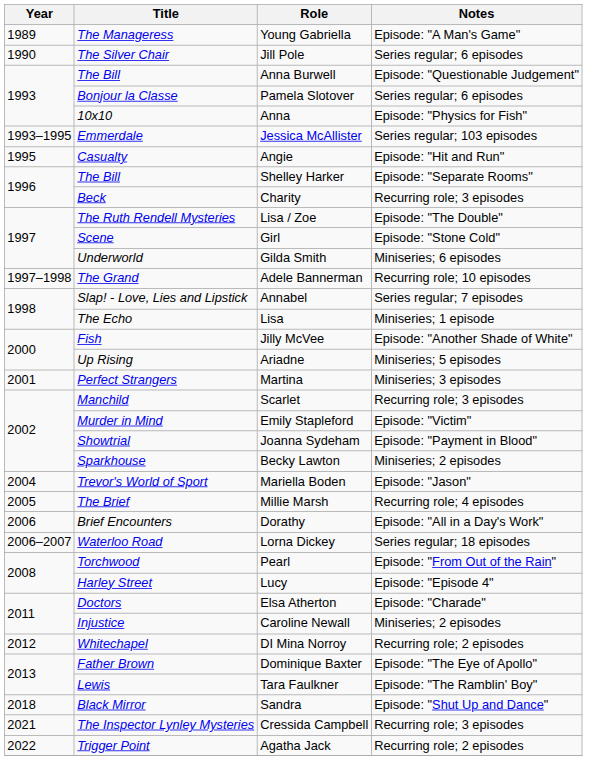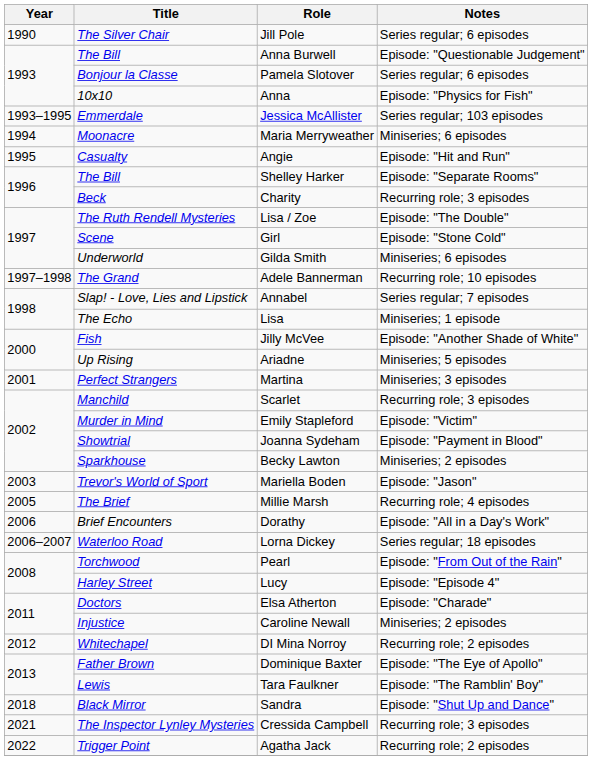- row: (305, 34)
+ row: (317, 136)
(22, 481) 2004 -> (22, 481) 2003
